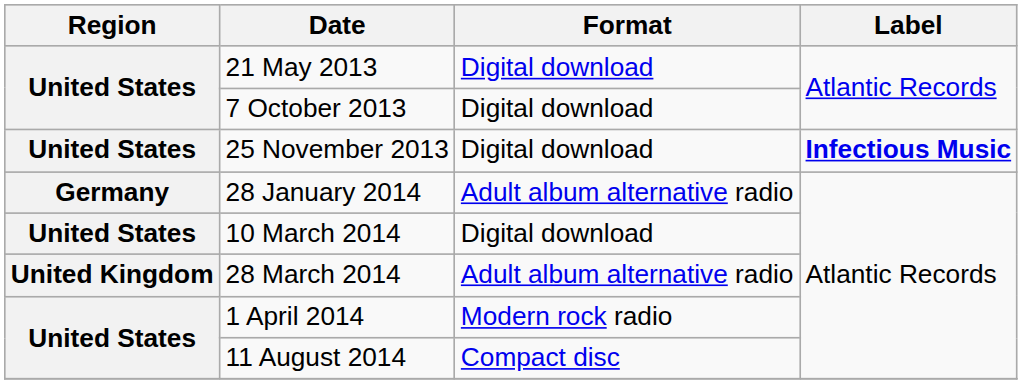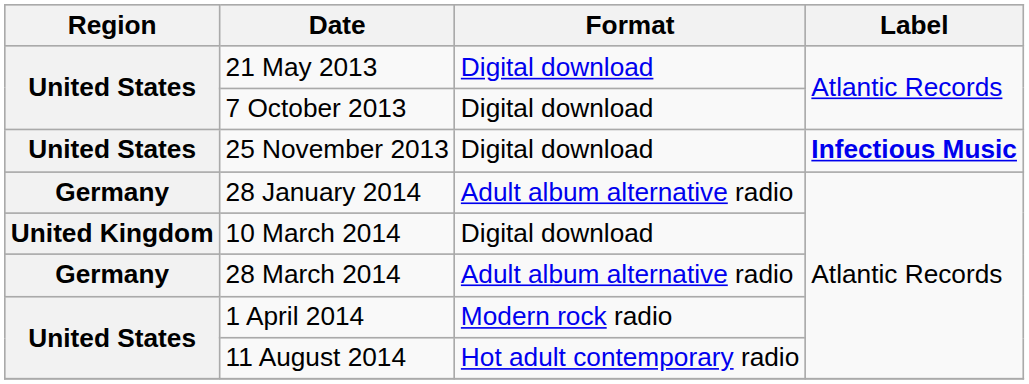(112, 233) United States -> (112, 233) United Kingdom
(112, 274) United Kingdom -> (112, 274) Germany
(540, 358) Compact disc -> (630, 358) Hot adult contemporary radio
